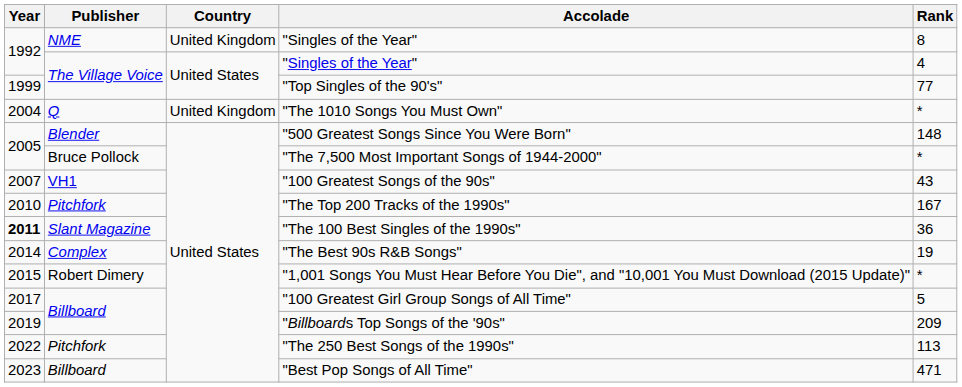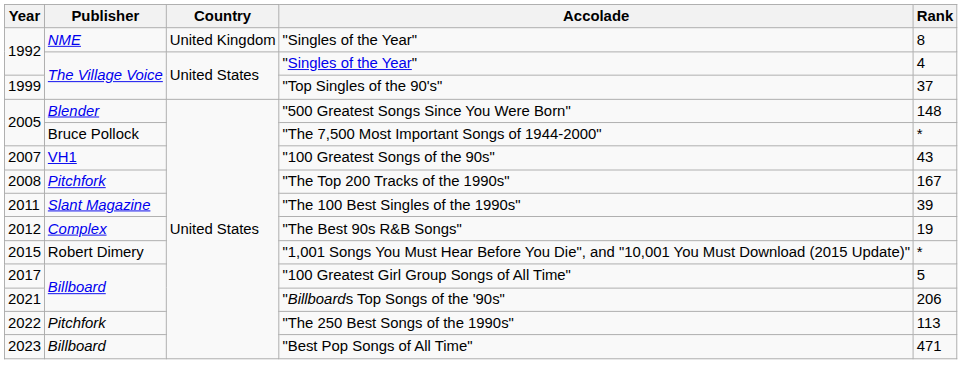(925, 87) 77 -> (925, 87) 37
- row: (54, 110)
(24, 205) 2010 -> (24, 181) 2008
(24, 228) bold -> (24, 205) normal
(925, 228) 36 -> (925, 205) 39
(24, 252) 2014 -> (24, 228) 2012
(24, 323) 2019 -> (24, 299) 2021
(929, 323) 209 -> (929, 299) 206
